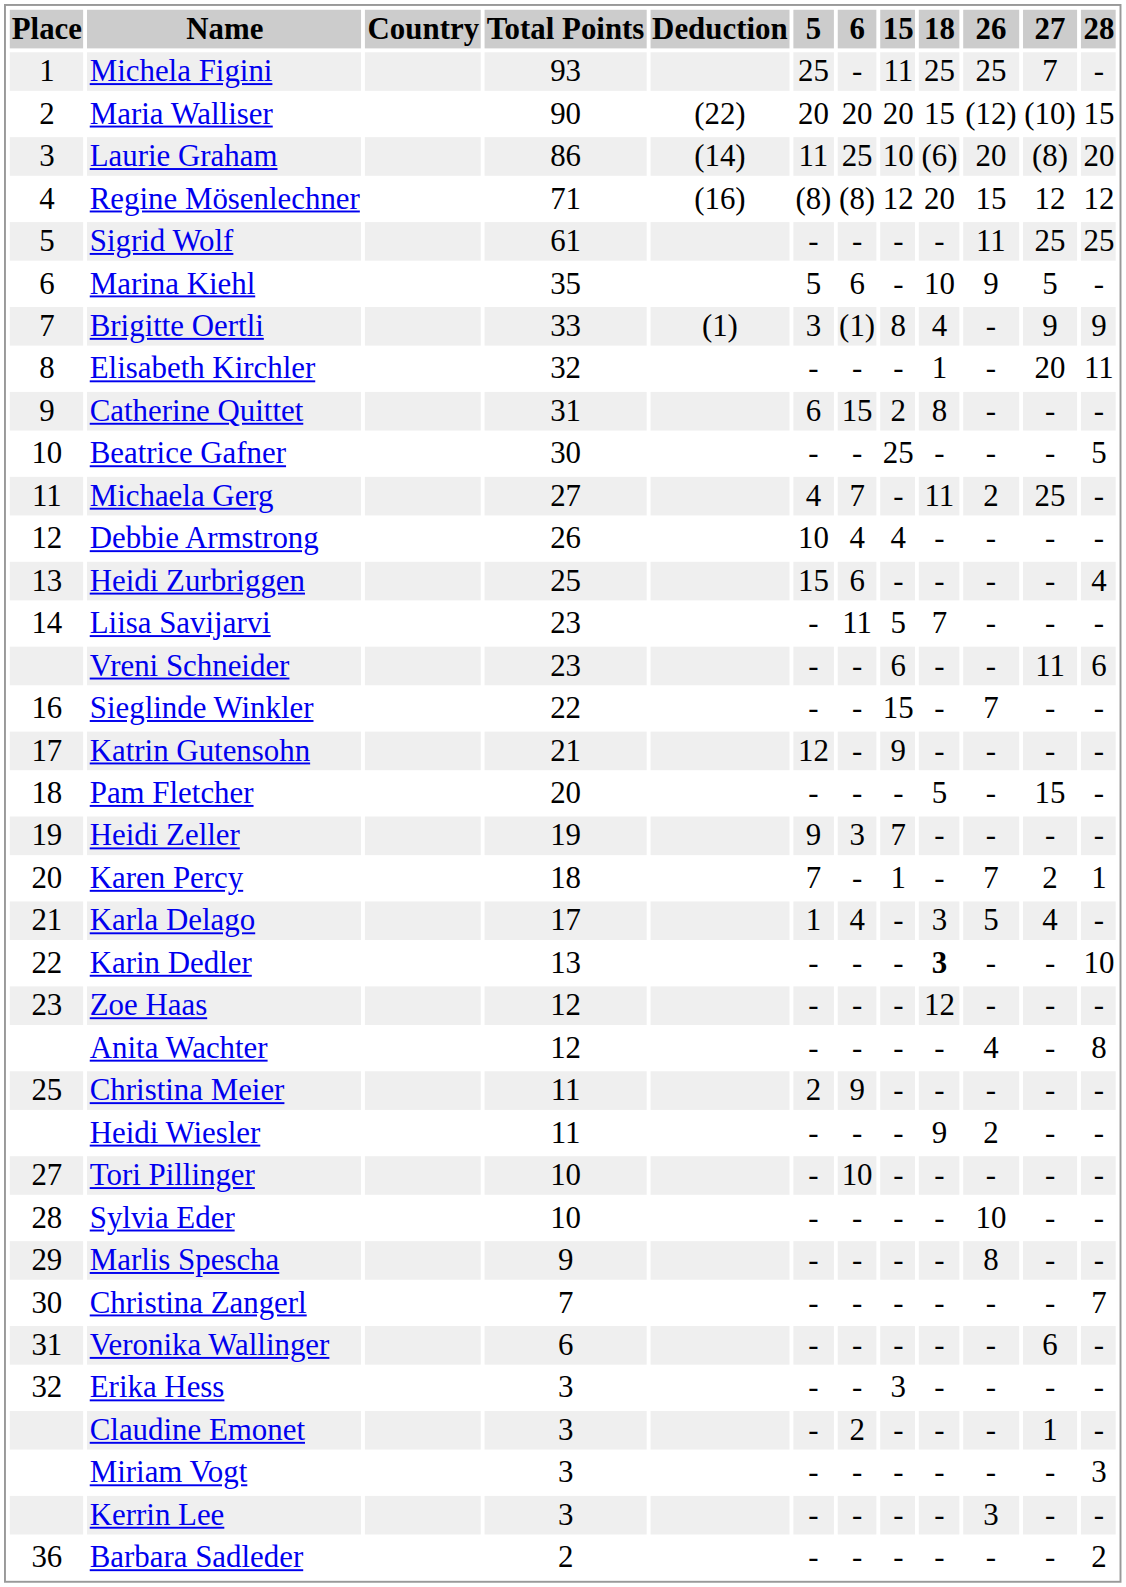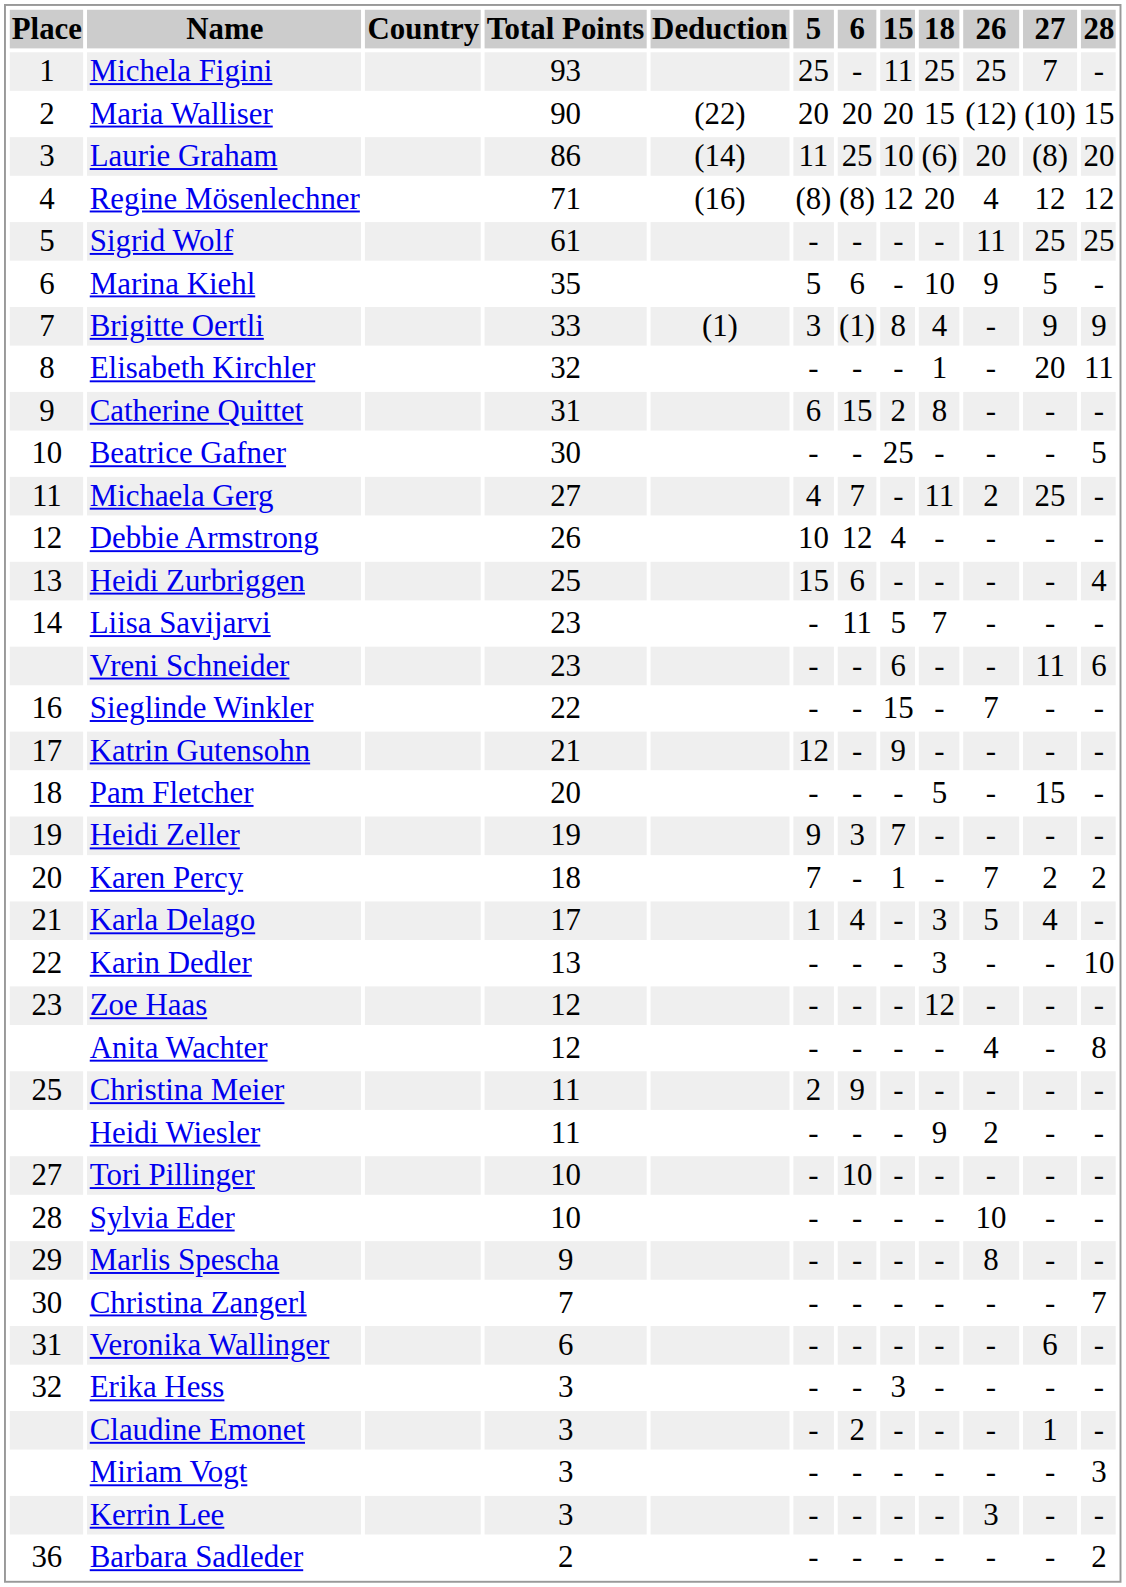(991, 198) 15 -> (991, 198) 4
(857, 538) 4 -> (857, 538) 12
(1099, 877) 1 -> (1099, 877) 2
(939, 962) bold -> (939, 962) normal
